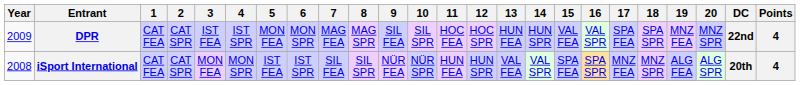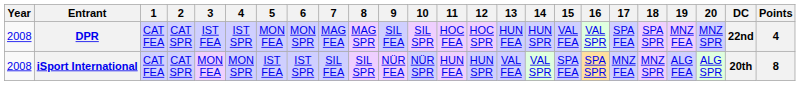(19, 36) 2009 -> (19, 36) 2008
(776, 66) 4 -> (776, 66) 8
